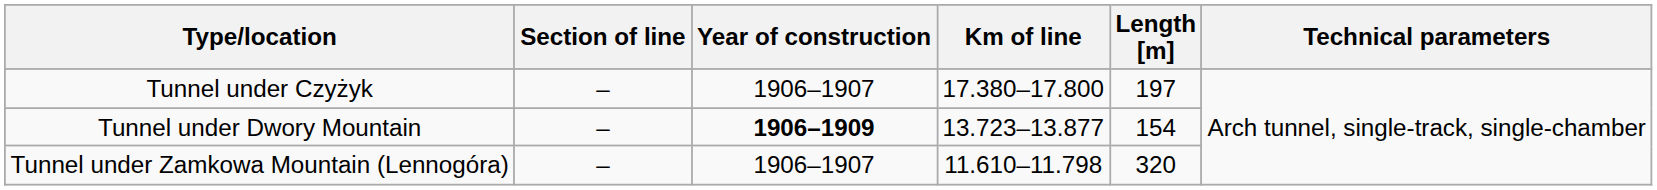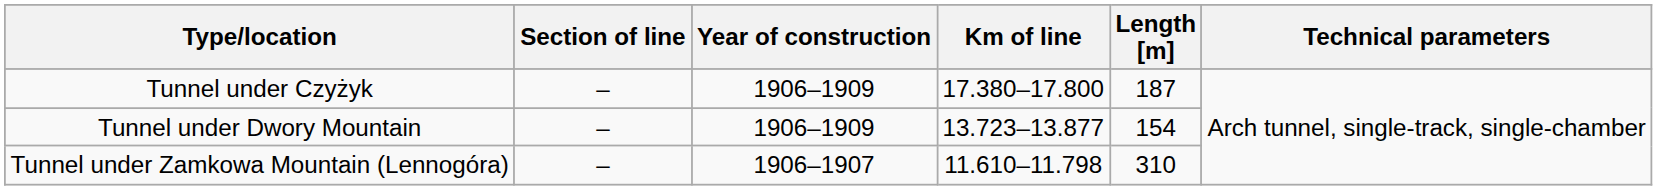(814, 88) 1906–1907 -> (814, 88) 1906–1909
(1156, 88) 197 -> (1156, 88) 187
(814, 127) bold -> (814, 127) normal
(1156, 165) 320 -> (1156, 165) 310
